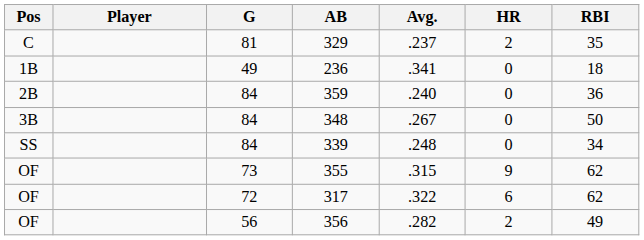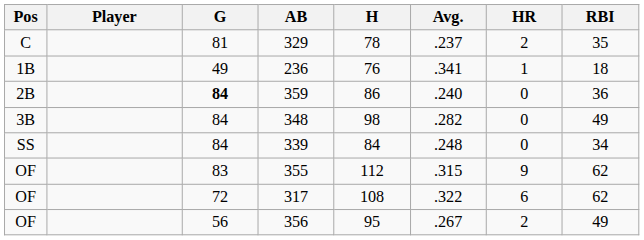+ column: (372, 17)
(509, 68) 0 -> (524, 68) 1
(249, 94) normal -> (220, 94) bold
(422, 119) .267 -> (448, 119) .282
(595, 119) 50 -> (600, 119) 49
(249, 171) 73 -> (220, 171) 83
(422, 222) .282 -> (448, 222) .267
